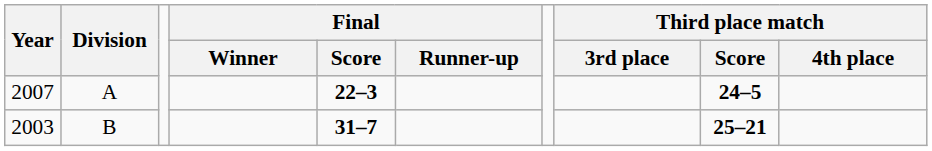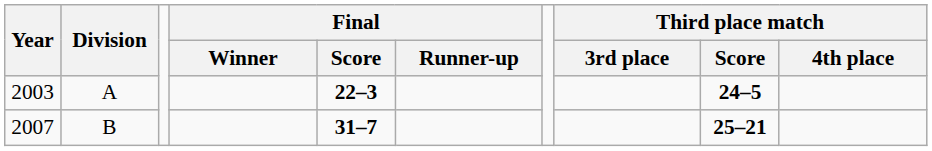(33, 92) 2007 -> (33, 92) 2003
(33, 127) 2003 -> (33, 127) 2007
